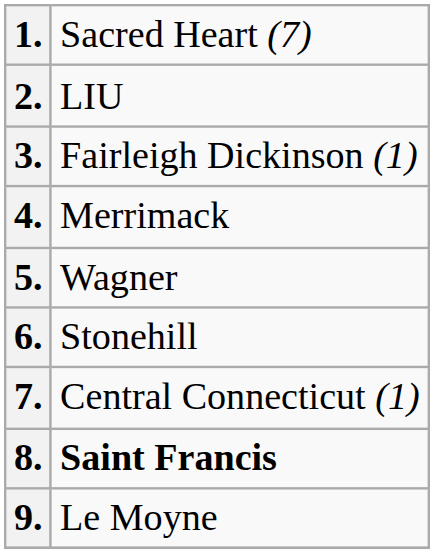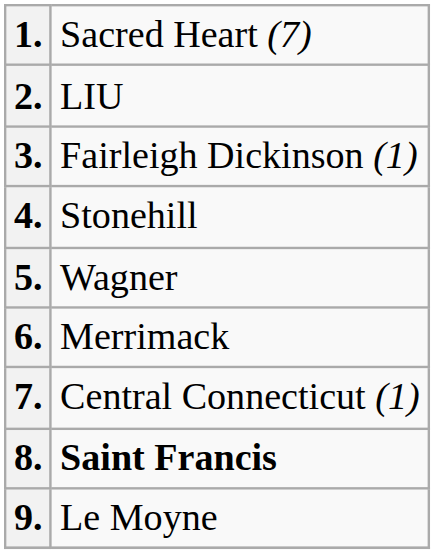(145, 215) Merrimack -> (129, 215) Stonehill
(129, 336) Stonehill -> (145, 336) Merrimack
